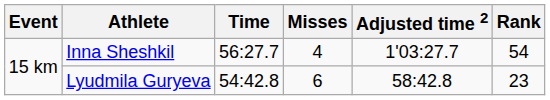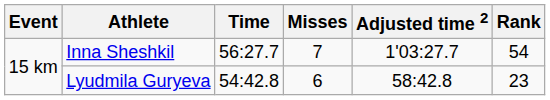(317, 52) 4 -> (317, 52) 7
